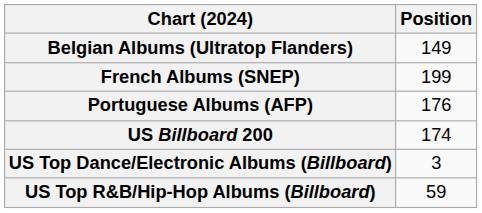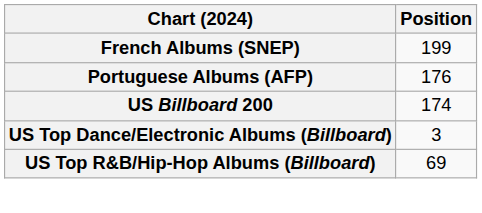- row: (200, 47)
(436, 192) 59 -> (436, 163) 69
